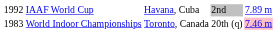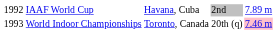(14, 23) 1983 -> (14, 23) 1993
